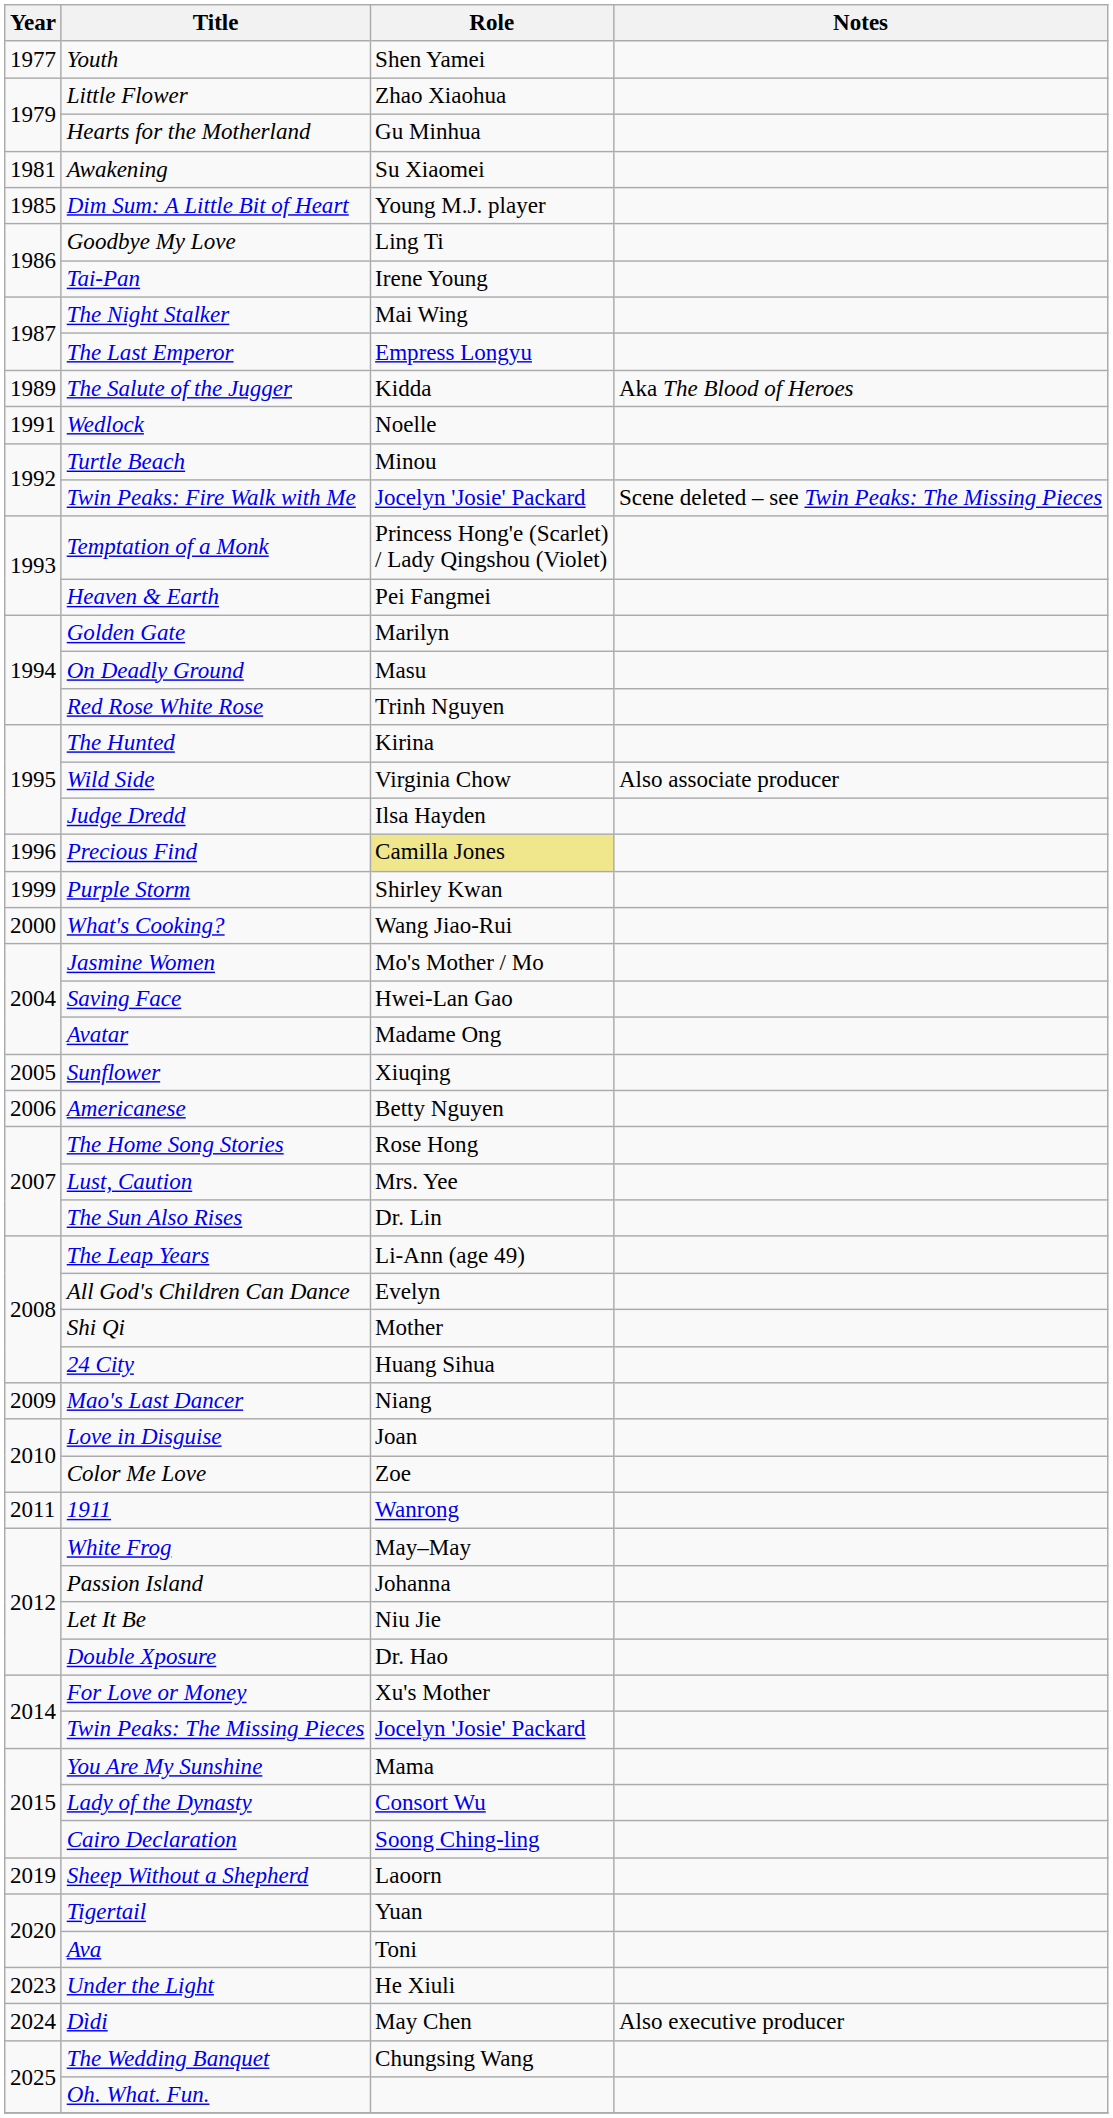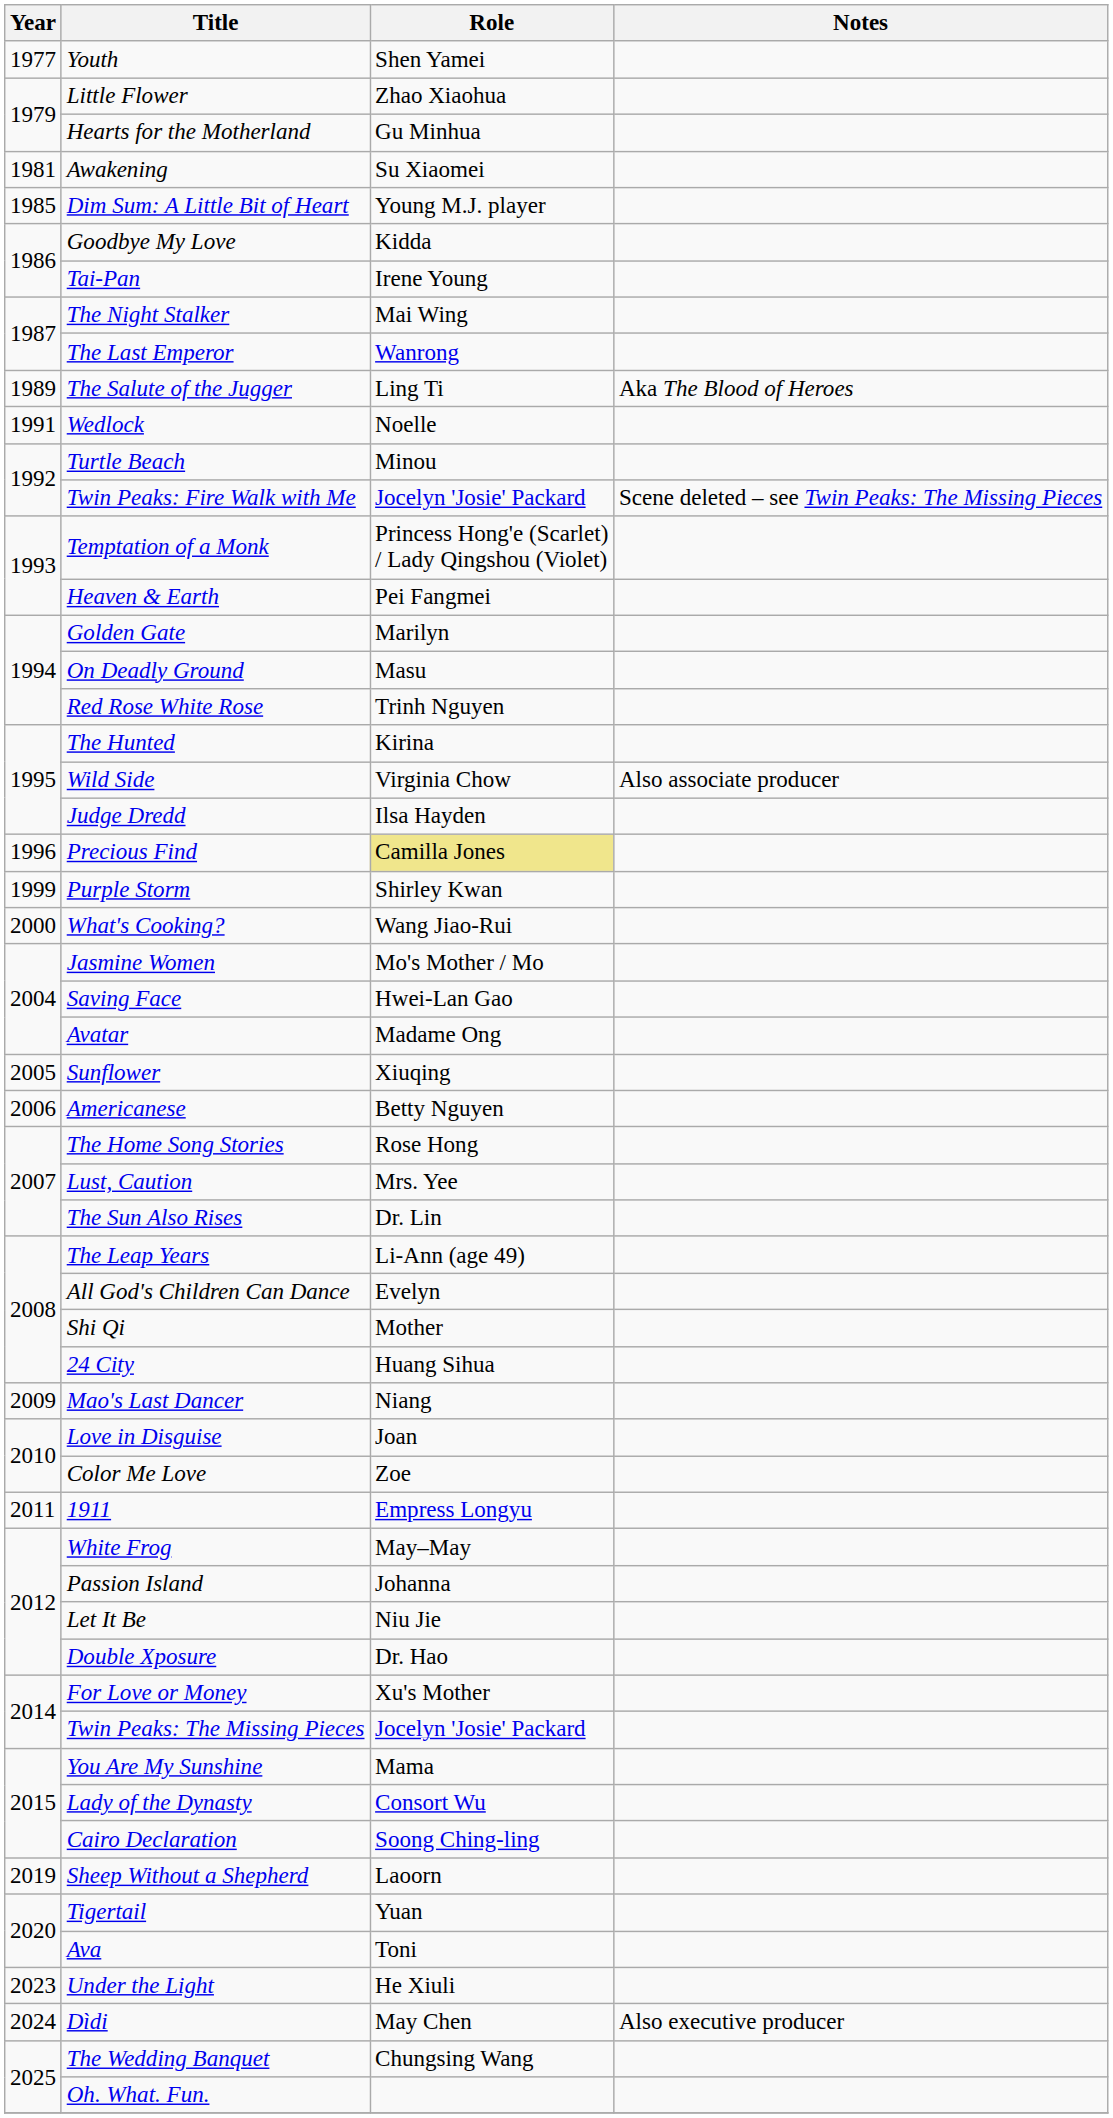(409, 242) Ling Ti -> (403, 242) Kidda
(454, 351) Empress Longyu -> (417, 351) Wanrong
(403, 388) Kidda -> (409, 388) Ling Ti
(417, 1510) Wanrong -> (454, 1510) Empress Longyu
